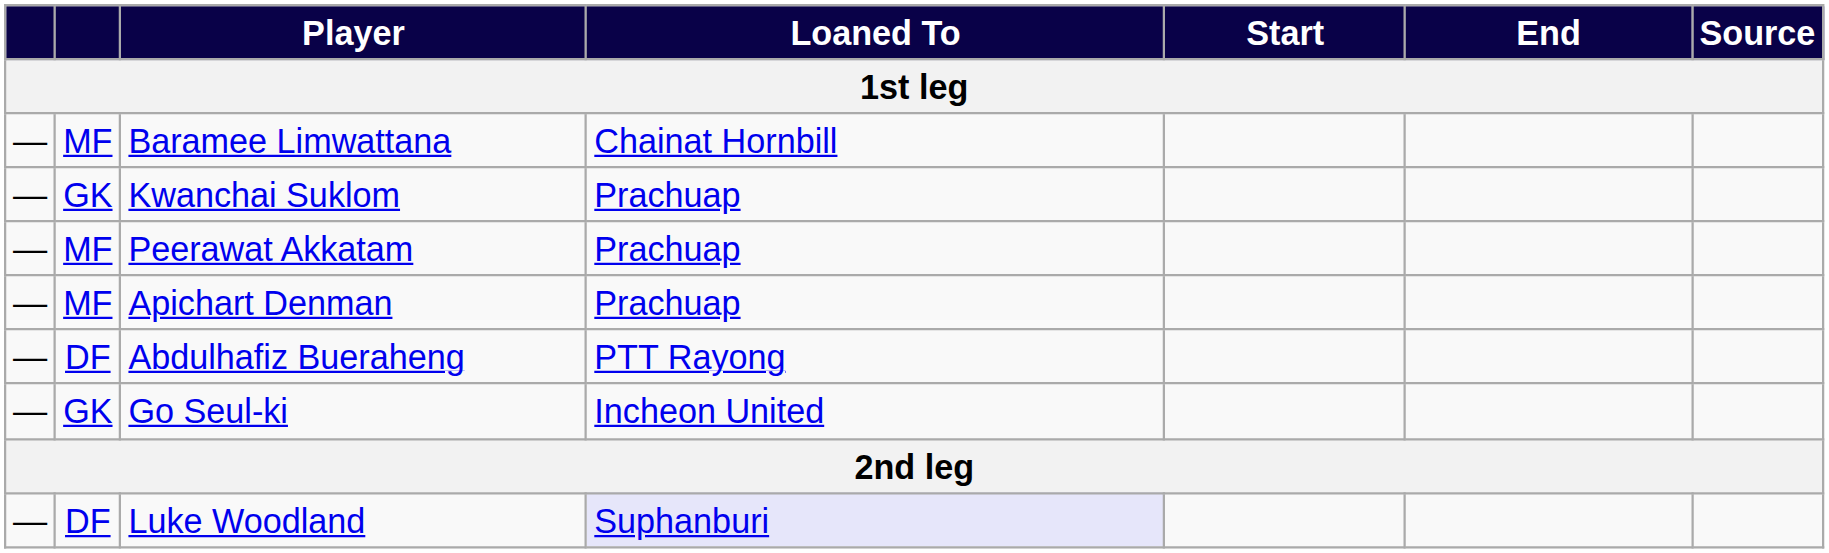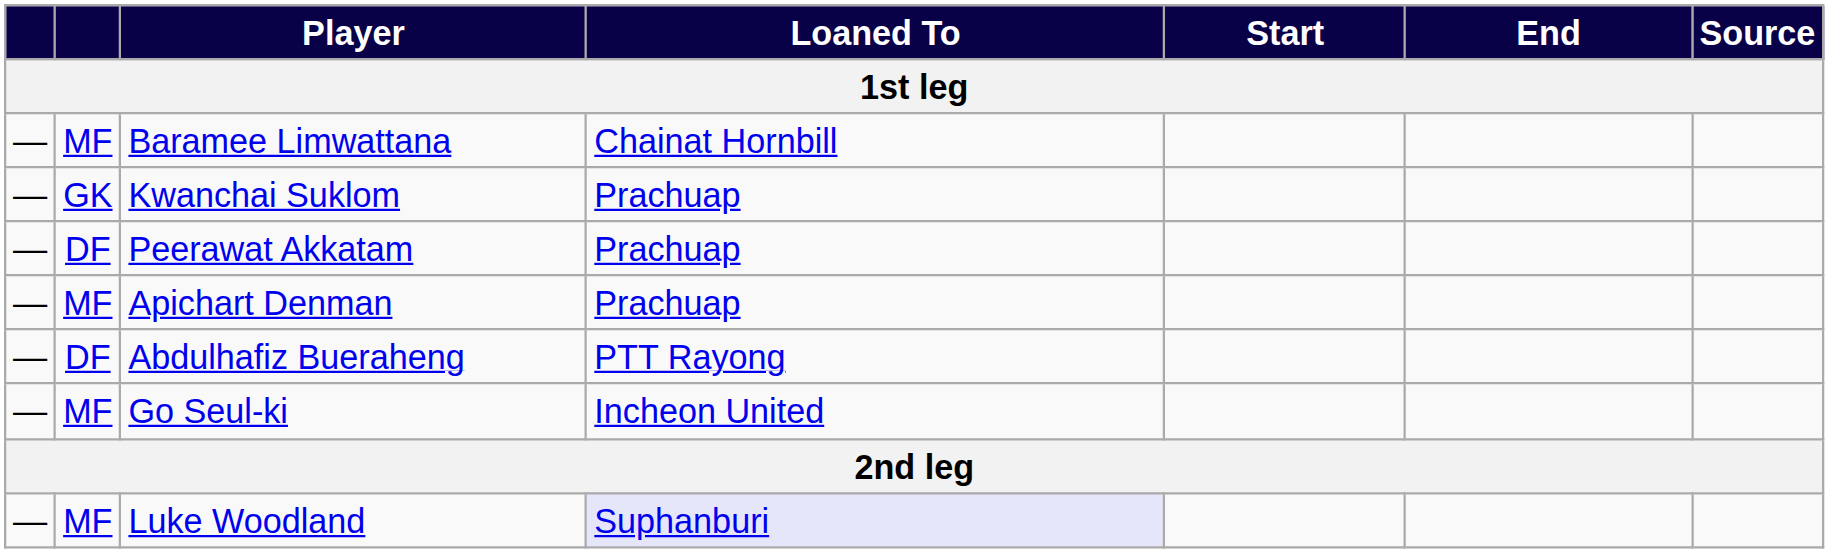(88, 249) MF -> (88, 249) DF
(88, 411) GK -> (88, 411) MF
(88, 520) DF -> (88, 520) MF
